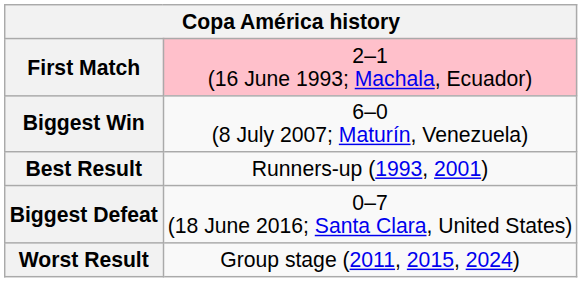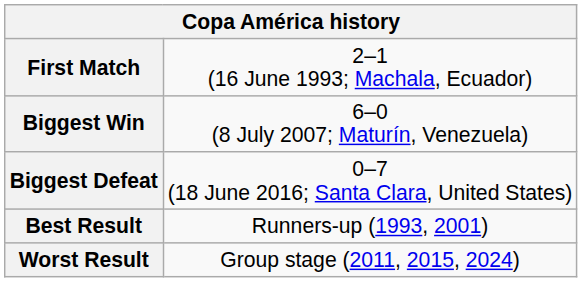(370, 67) pink background -> (370, 67) no background
rows swapped: (84, 214) <-> (84, 169)
